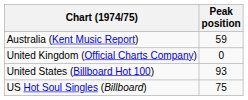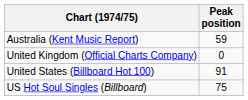(221, 71) 93 -> (221, 71) 91
